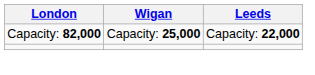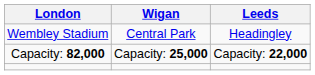+ row: (58, 34)
